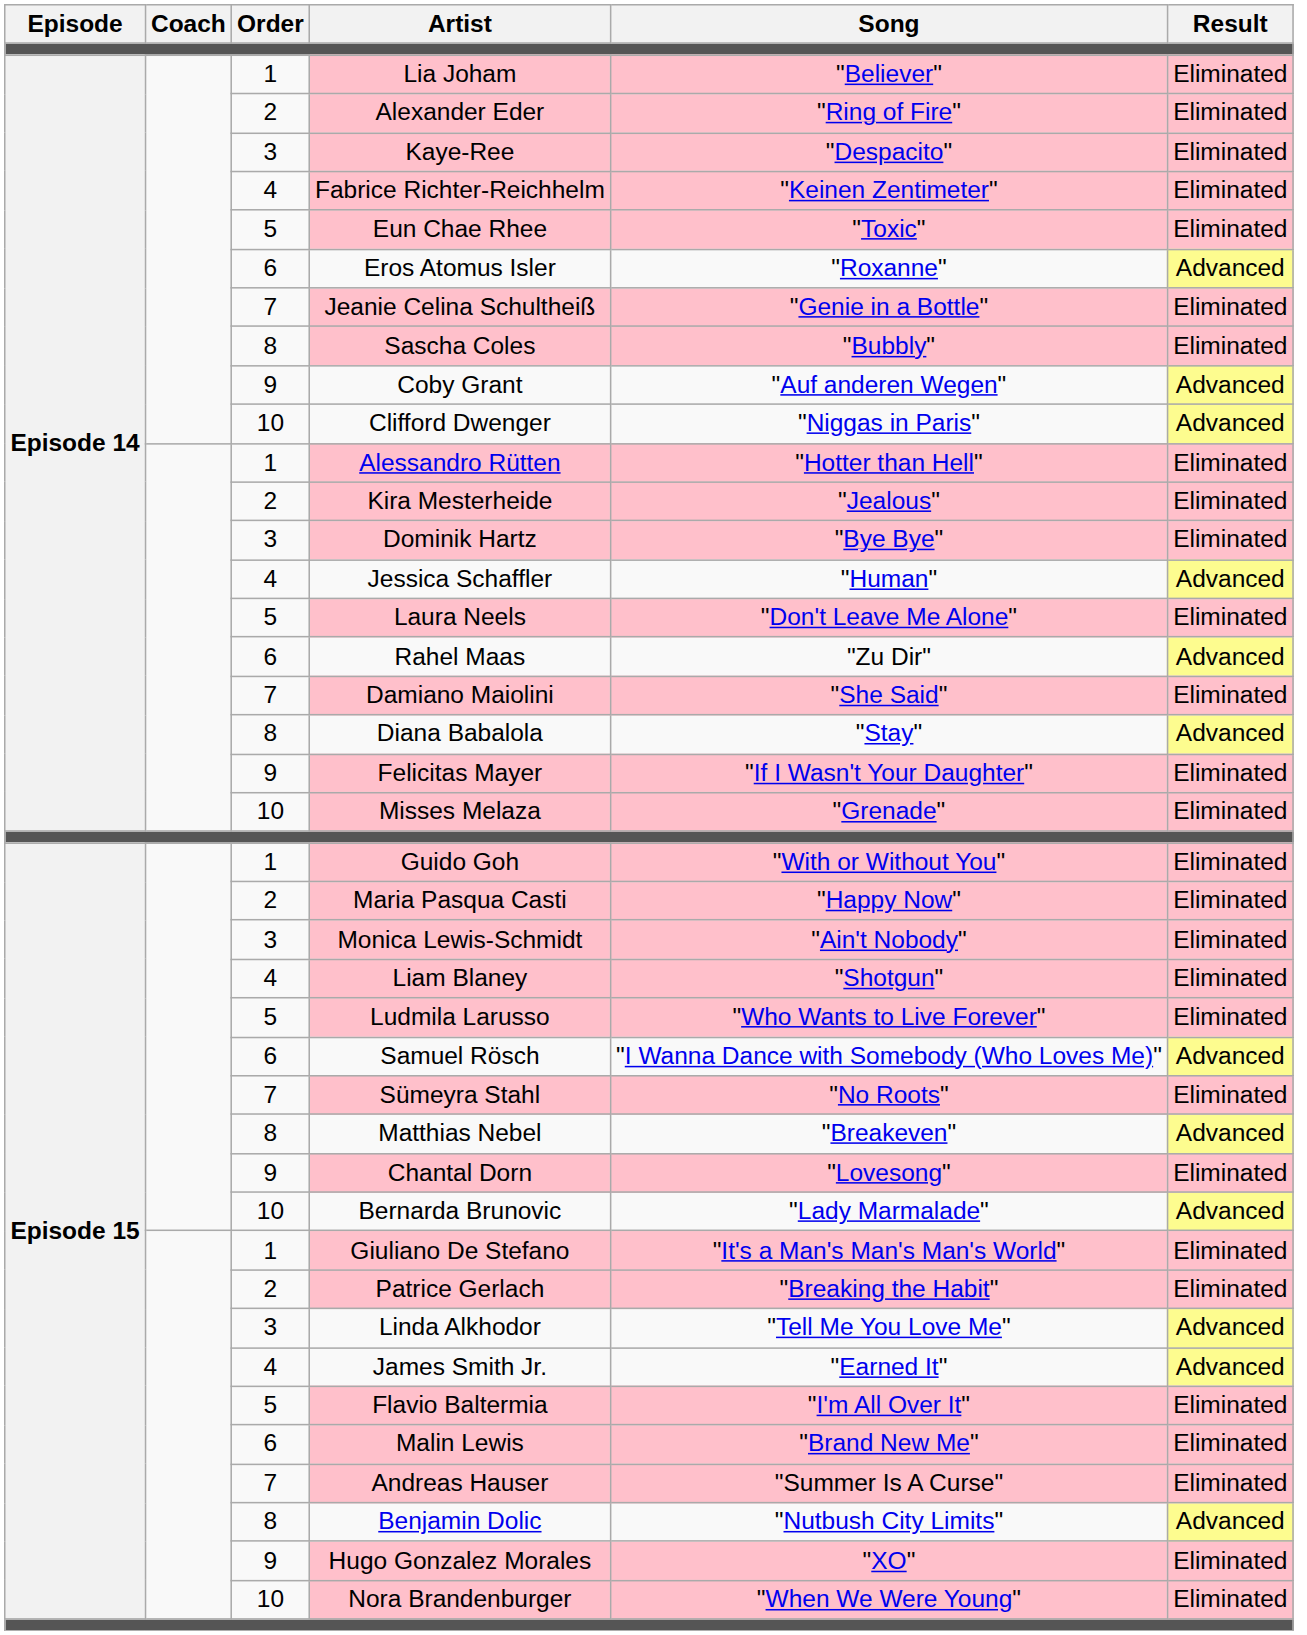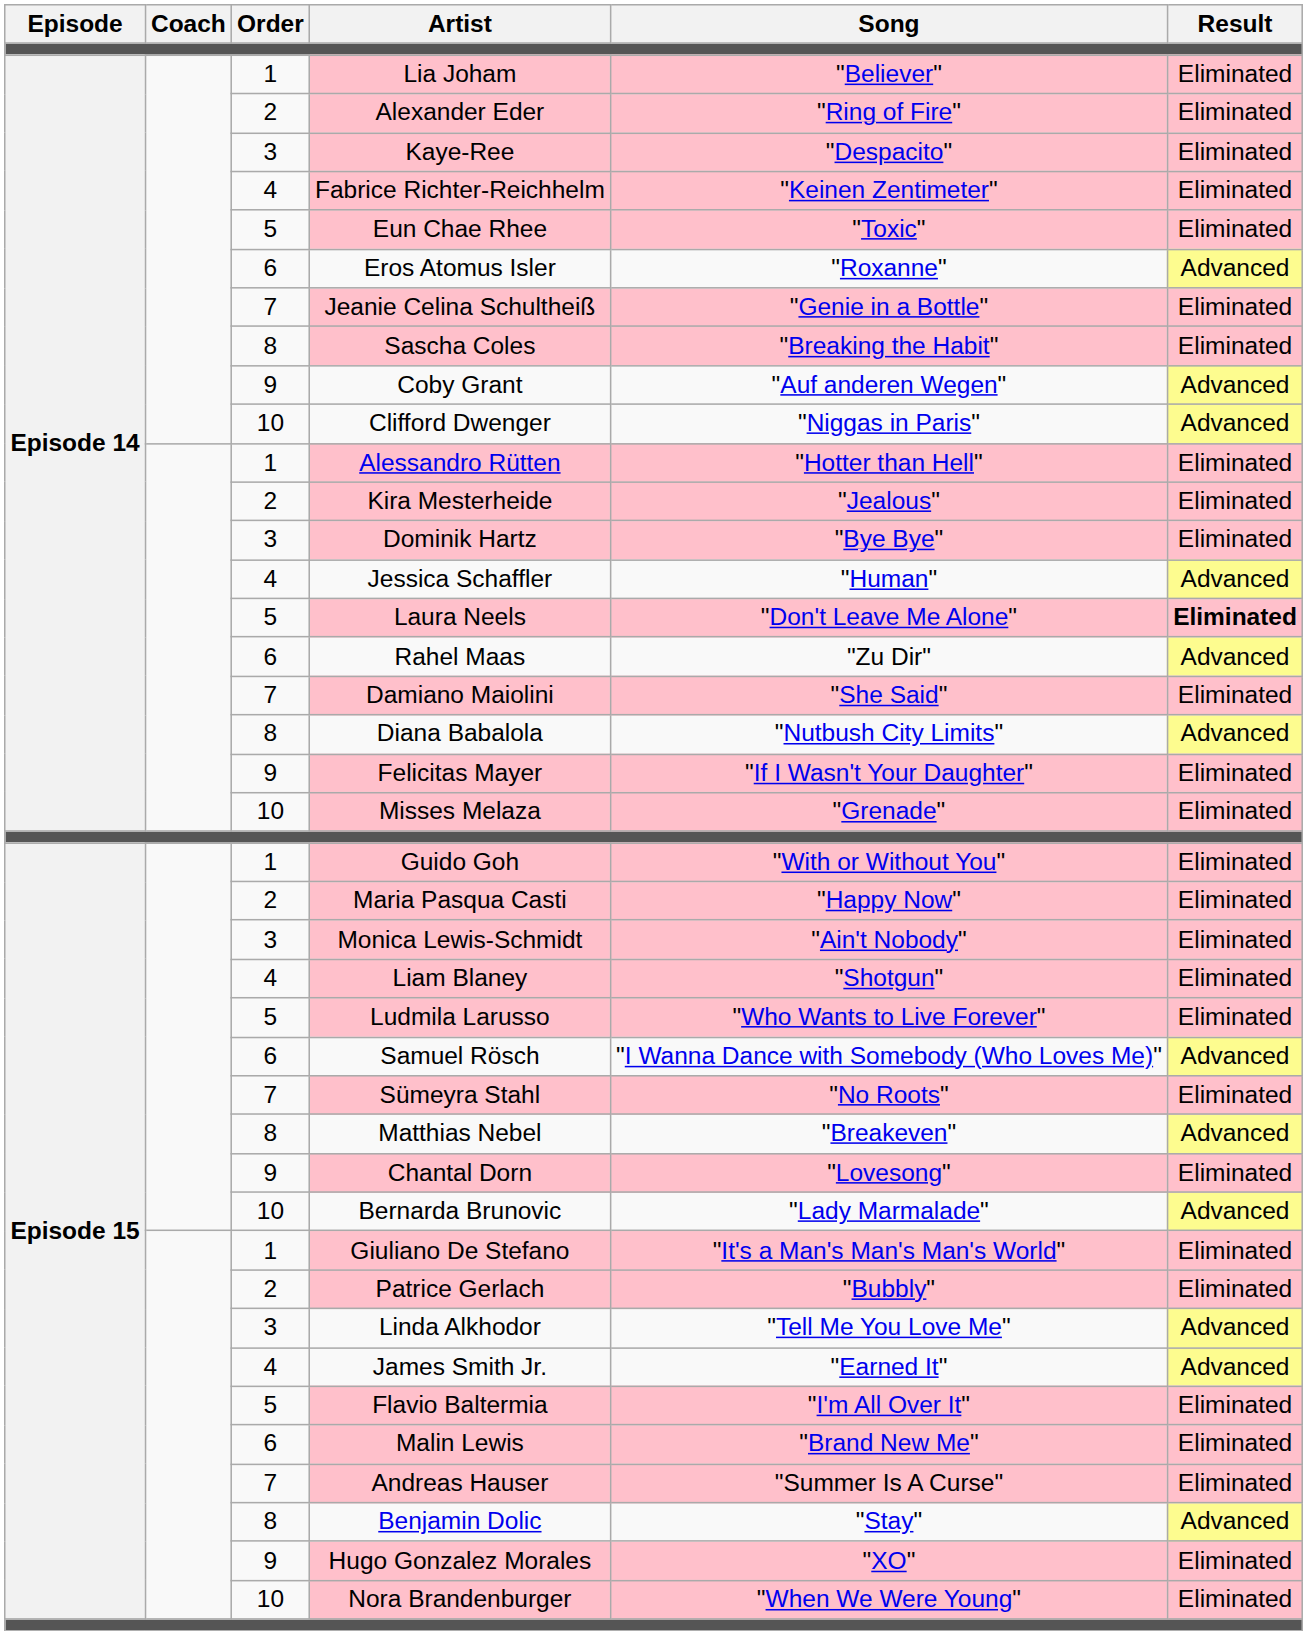(889, 345) "Bubbly" -> (889, 345) "Breaking the Habit"
(1230, 617) normal -> (1235, 617) bold
(889, 734) "Stay" -> (889, 734) "Nutbush City Limits"
(889, 1288) "Breaking the Habit" -> (889, 1288) "Bubbly"
(889, 1521) "Nutbush City Limits" -> (889, 1521) "Stay"
